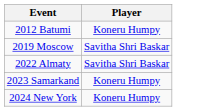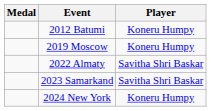+ column: (21, 13)
(127, 47) Savitha Shri Baskar -> (161, 47) Koneru Humpy
(127, 81) Koneru Humpy -> (161, 81) Savitha Shri Baskar
